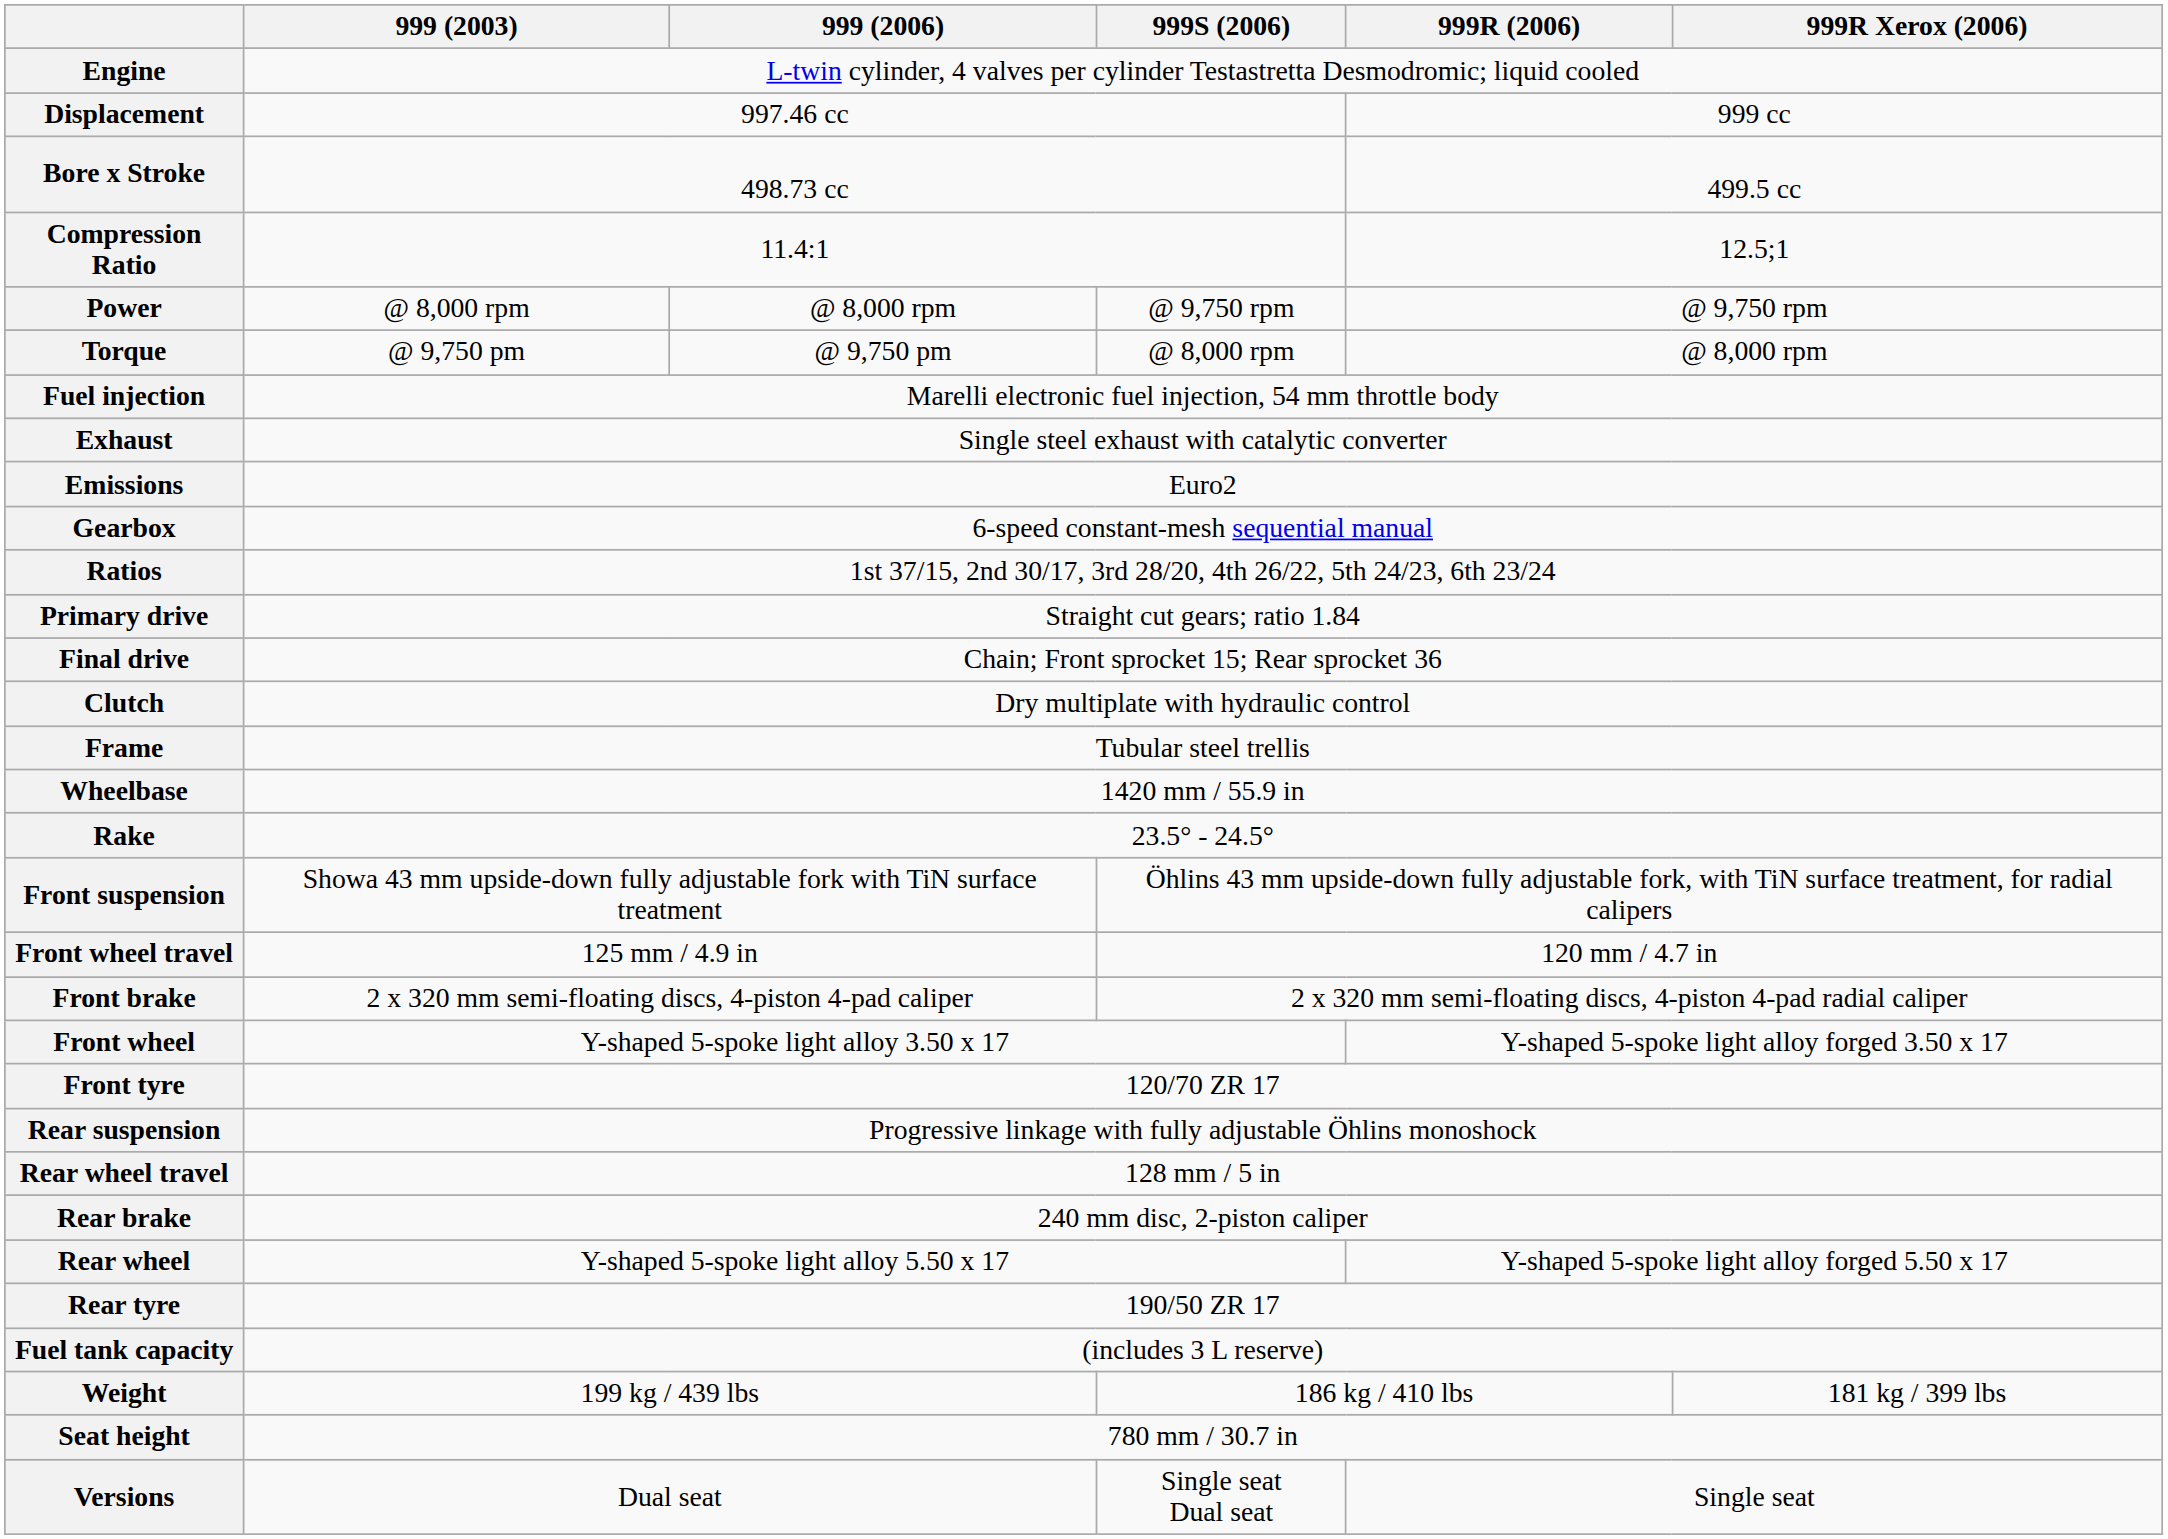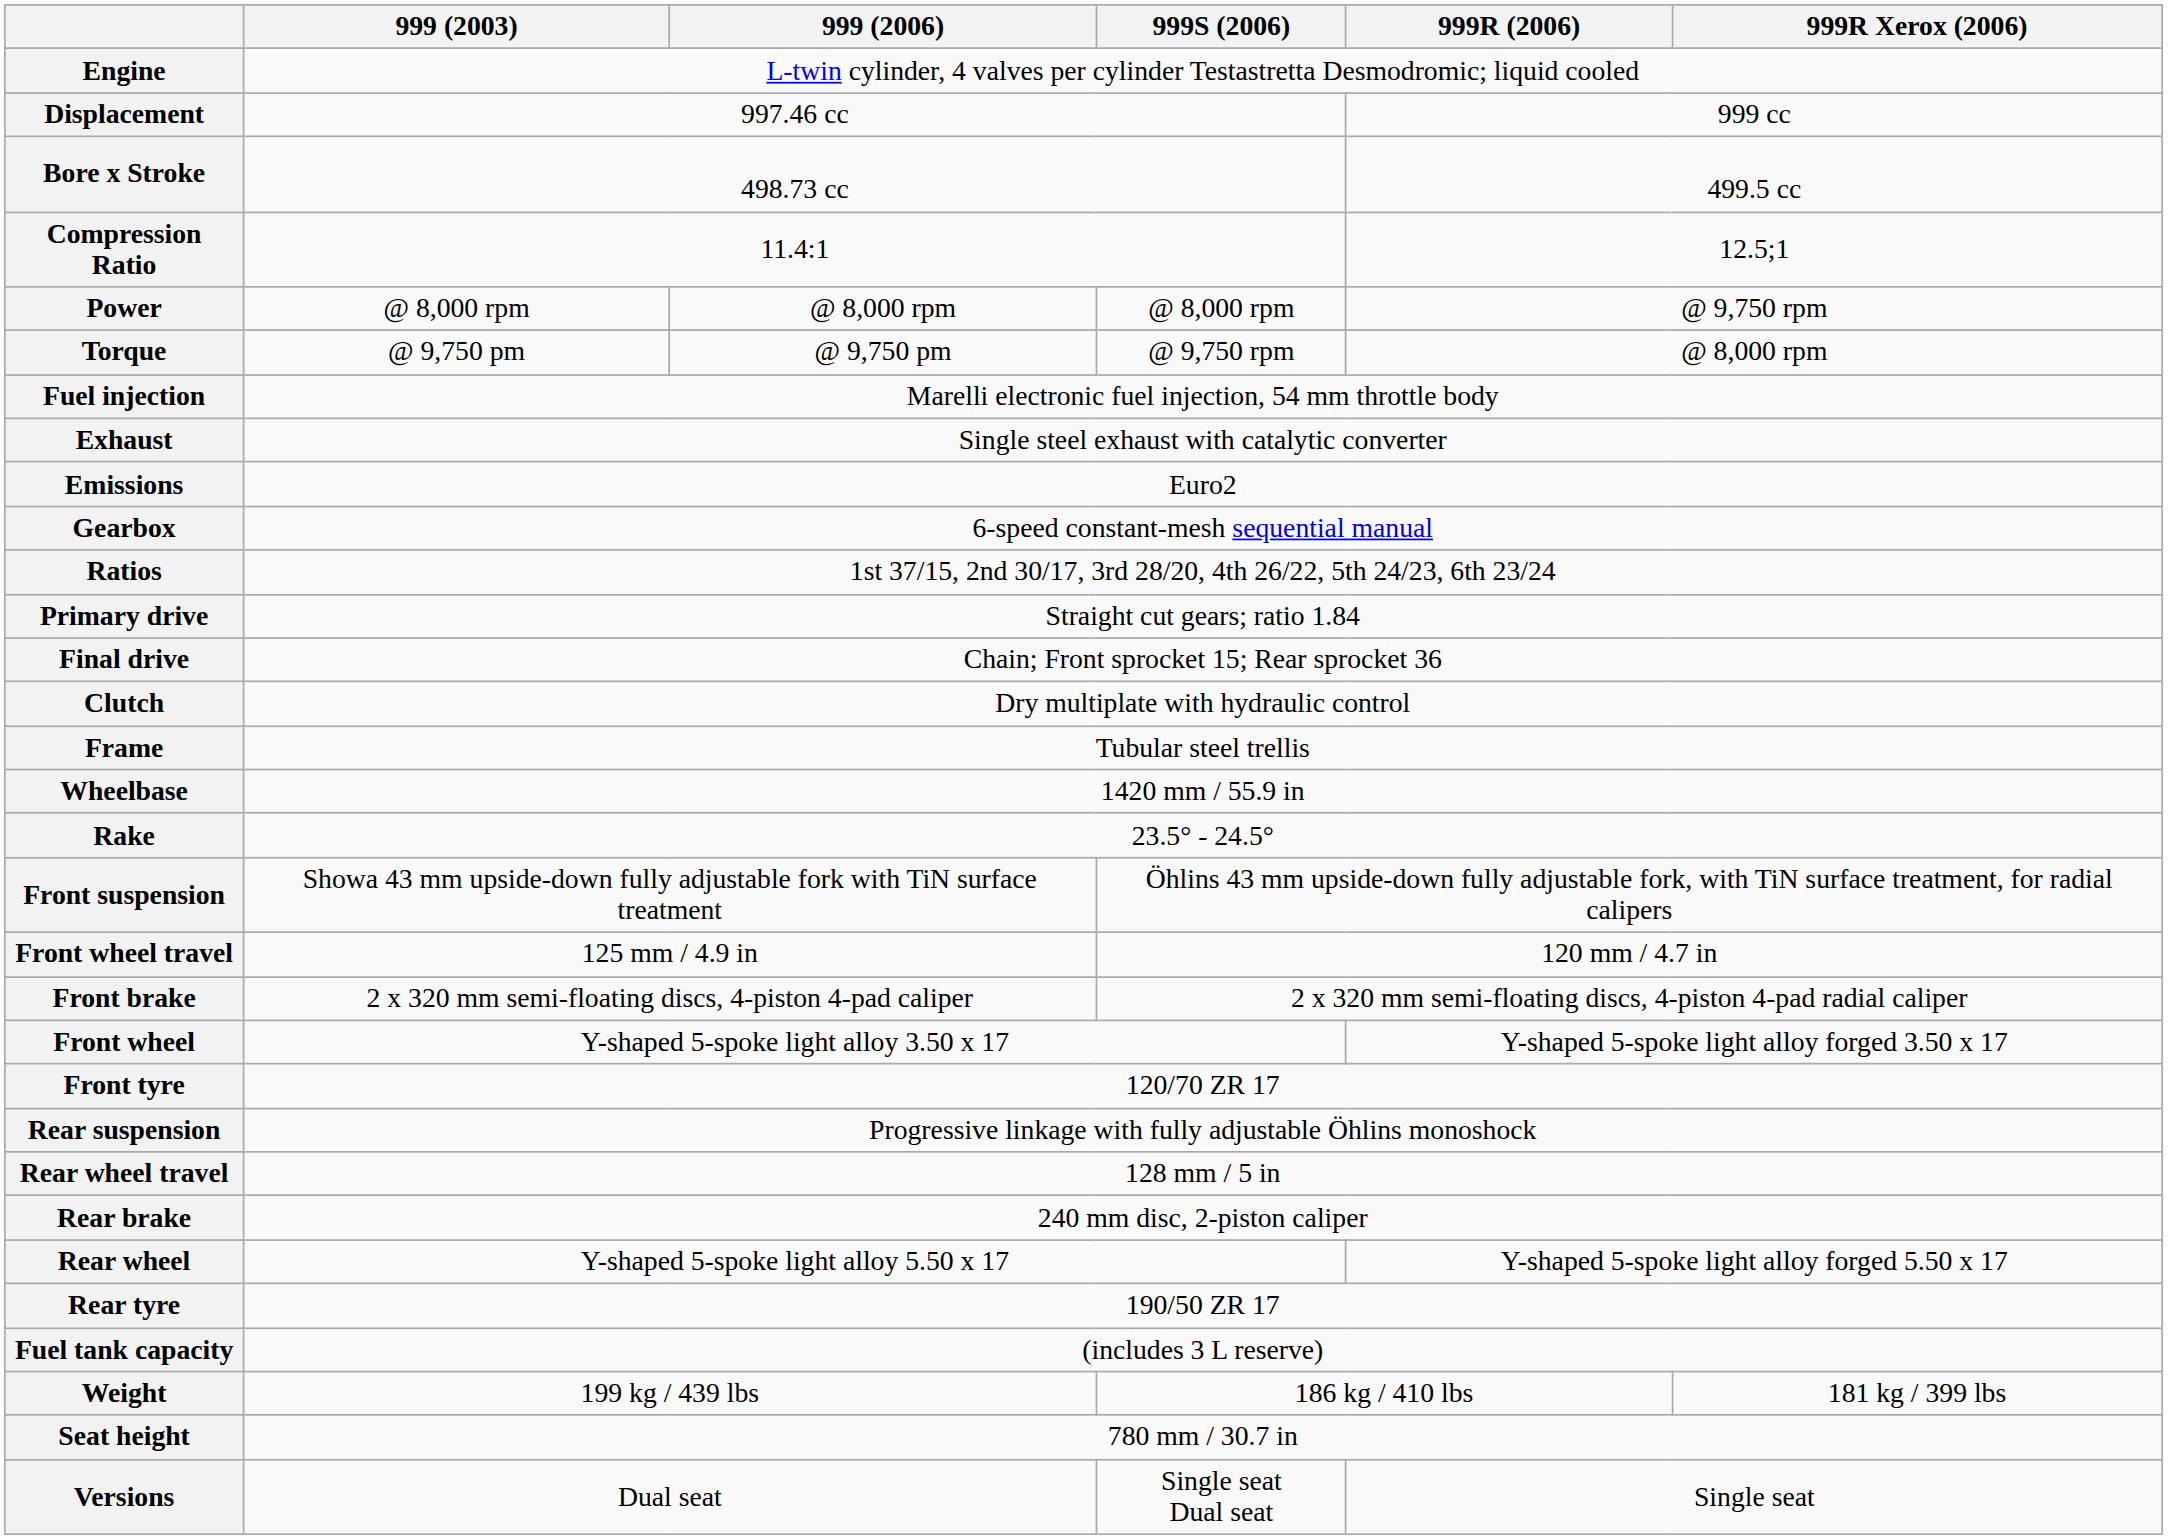(1221, 308) @ 9,750 rpm -> (1221, 308) @ 8,000 rpm
(1221, 352) @ 8,000 rpm -> (1221, 352) @ 9,750 rpm
